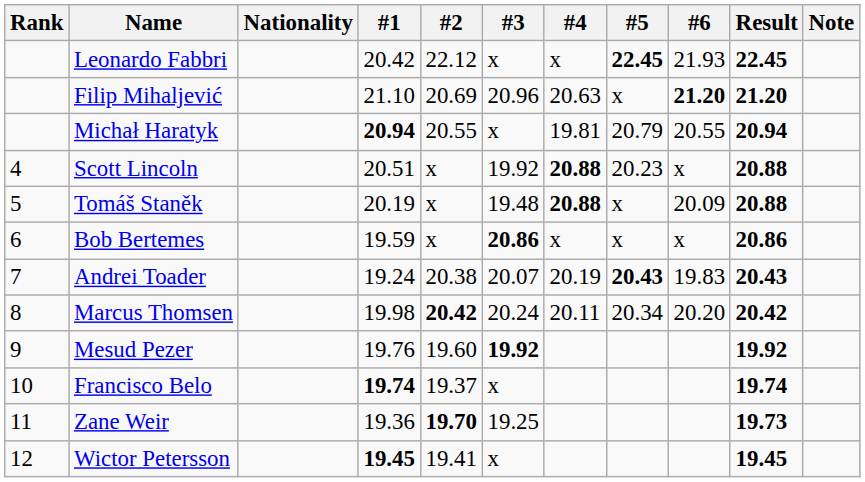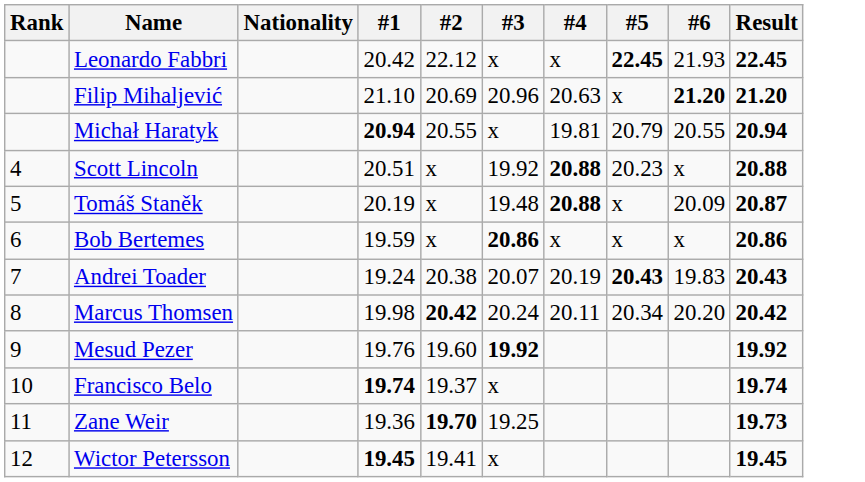- column: (831, 22)
(761, 204) 20.88 -> (761, 204) 20.87
